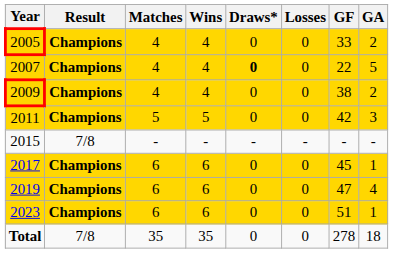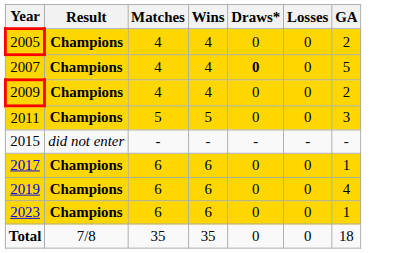- column: (344, 16)
(85, 141) 7/8 -> (86, 141) did not enter
